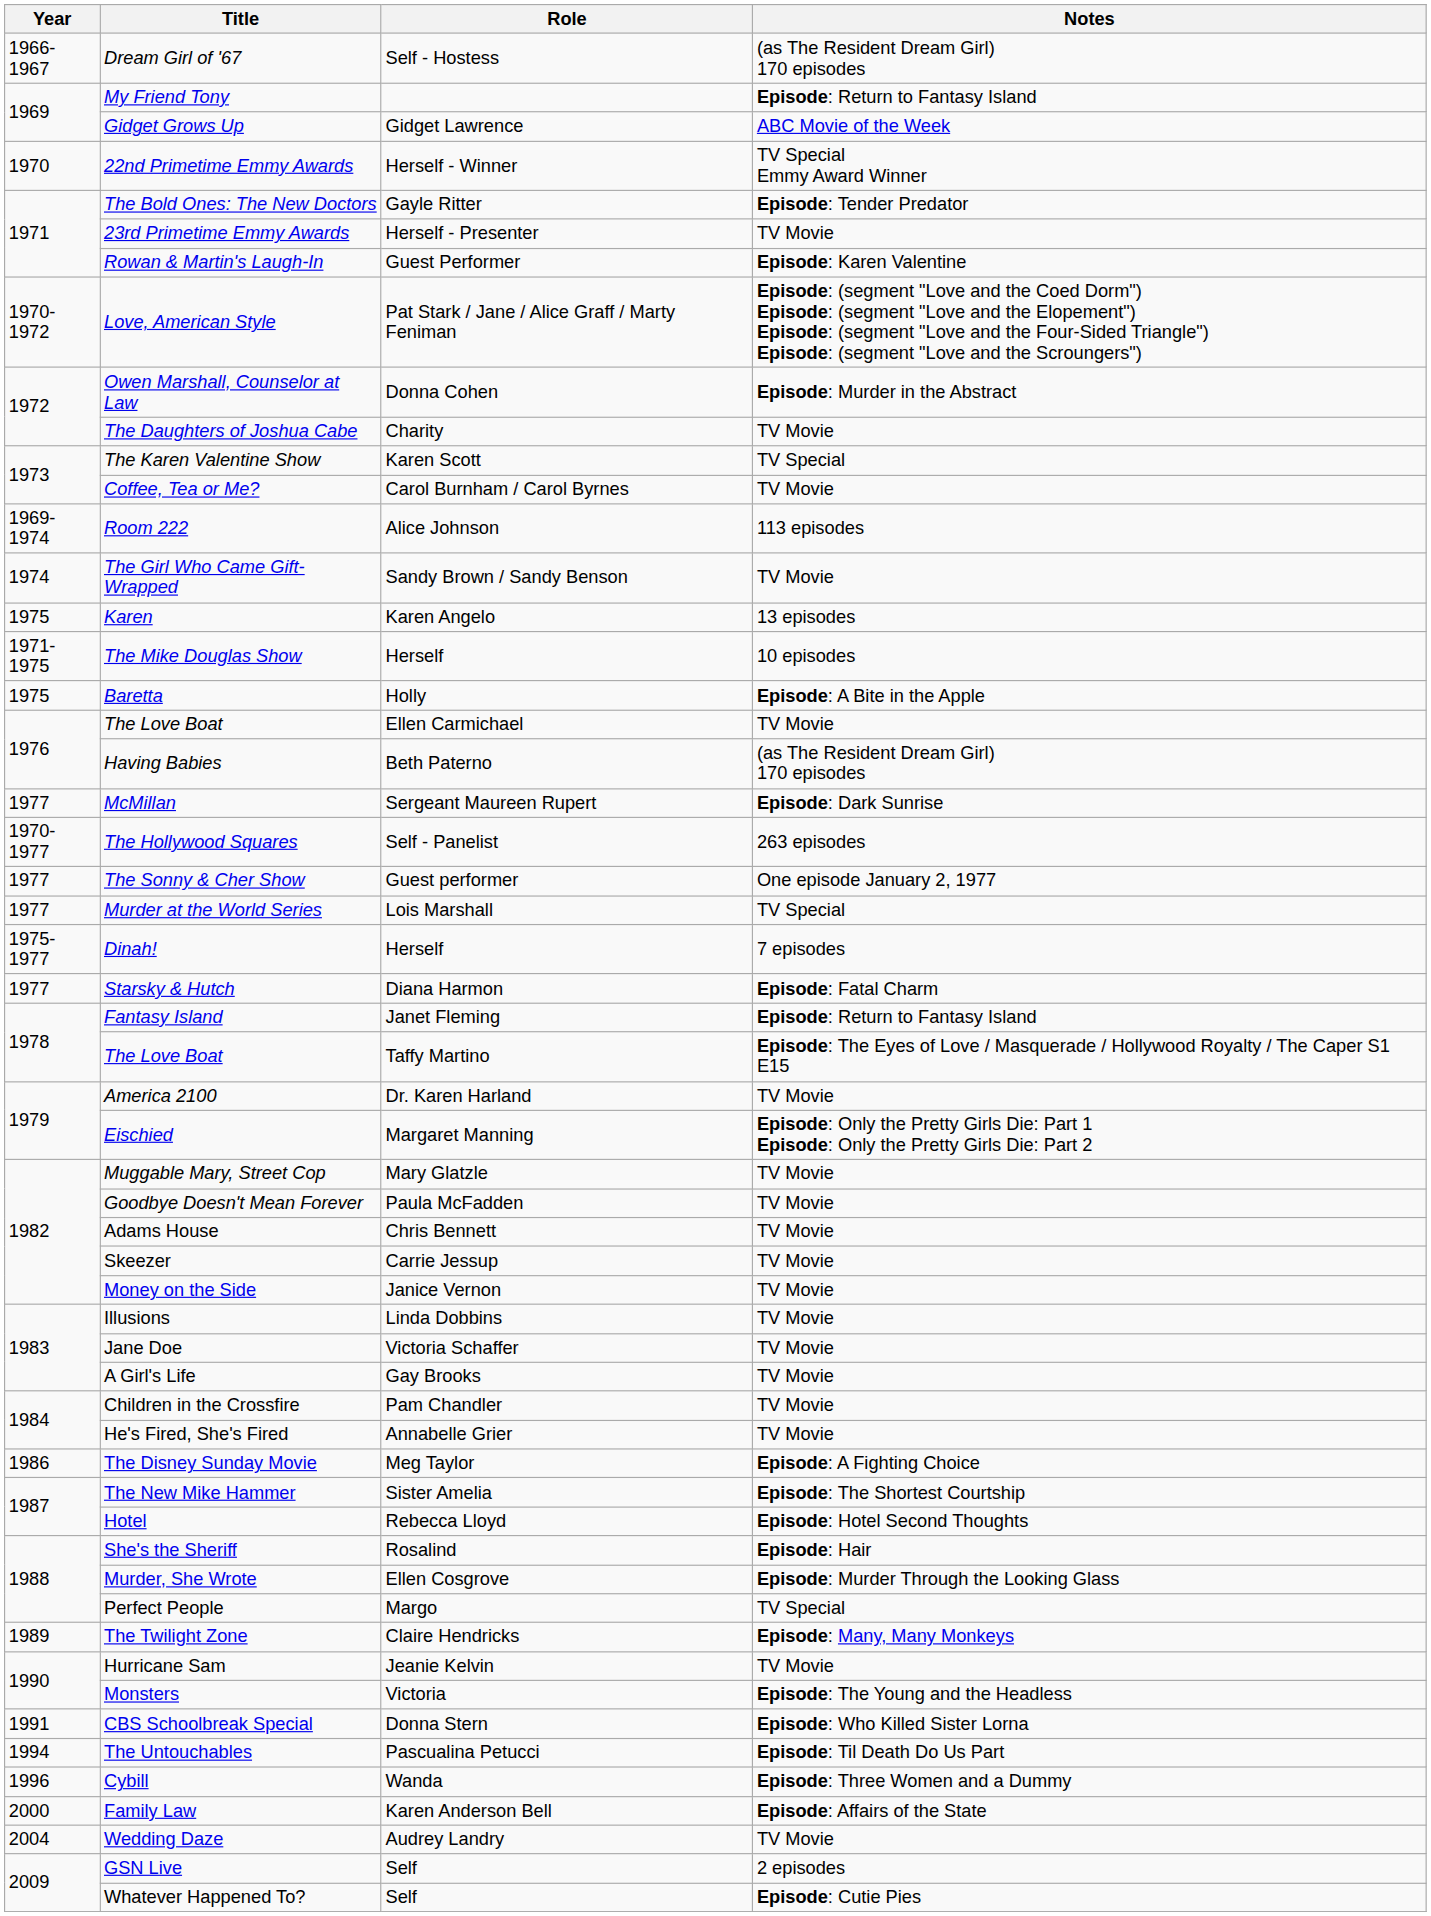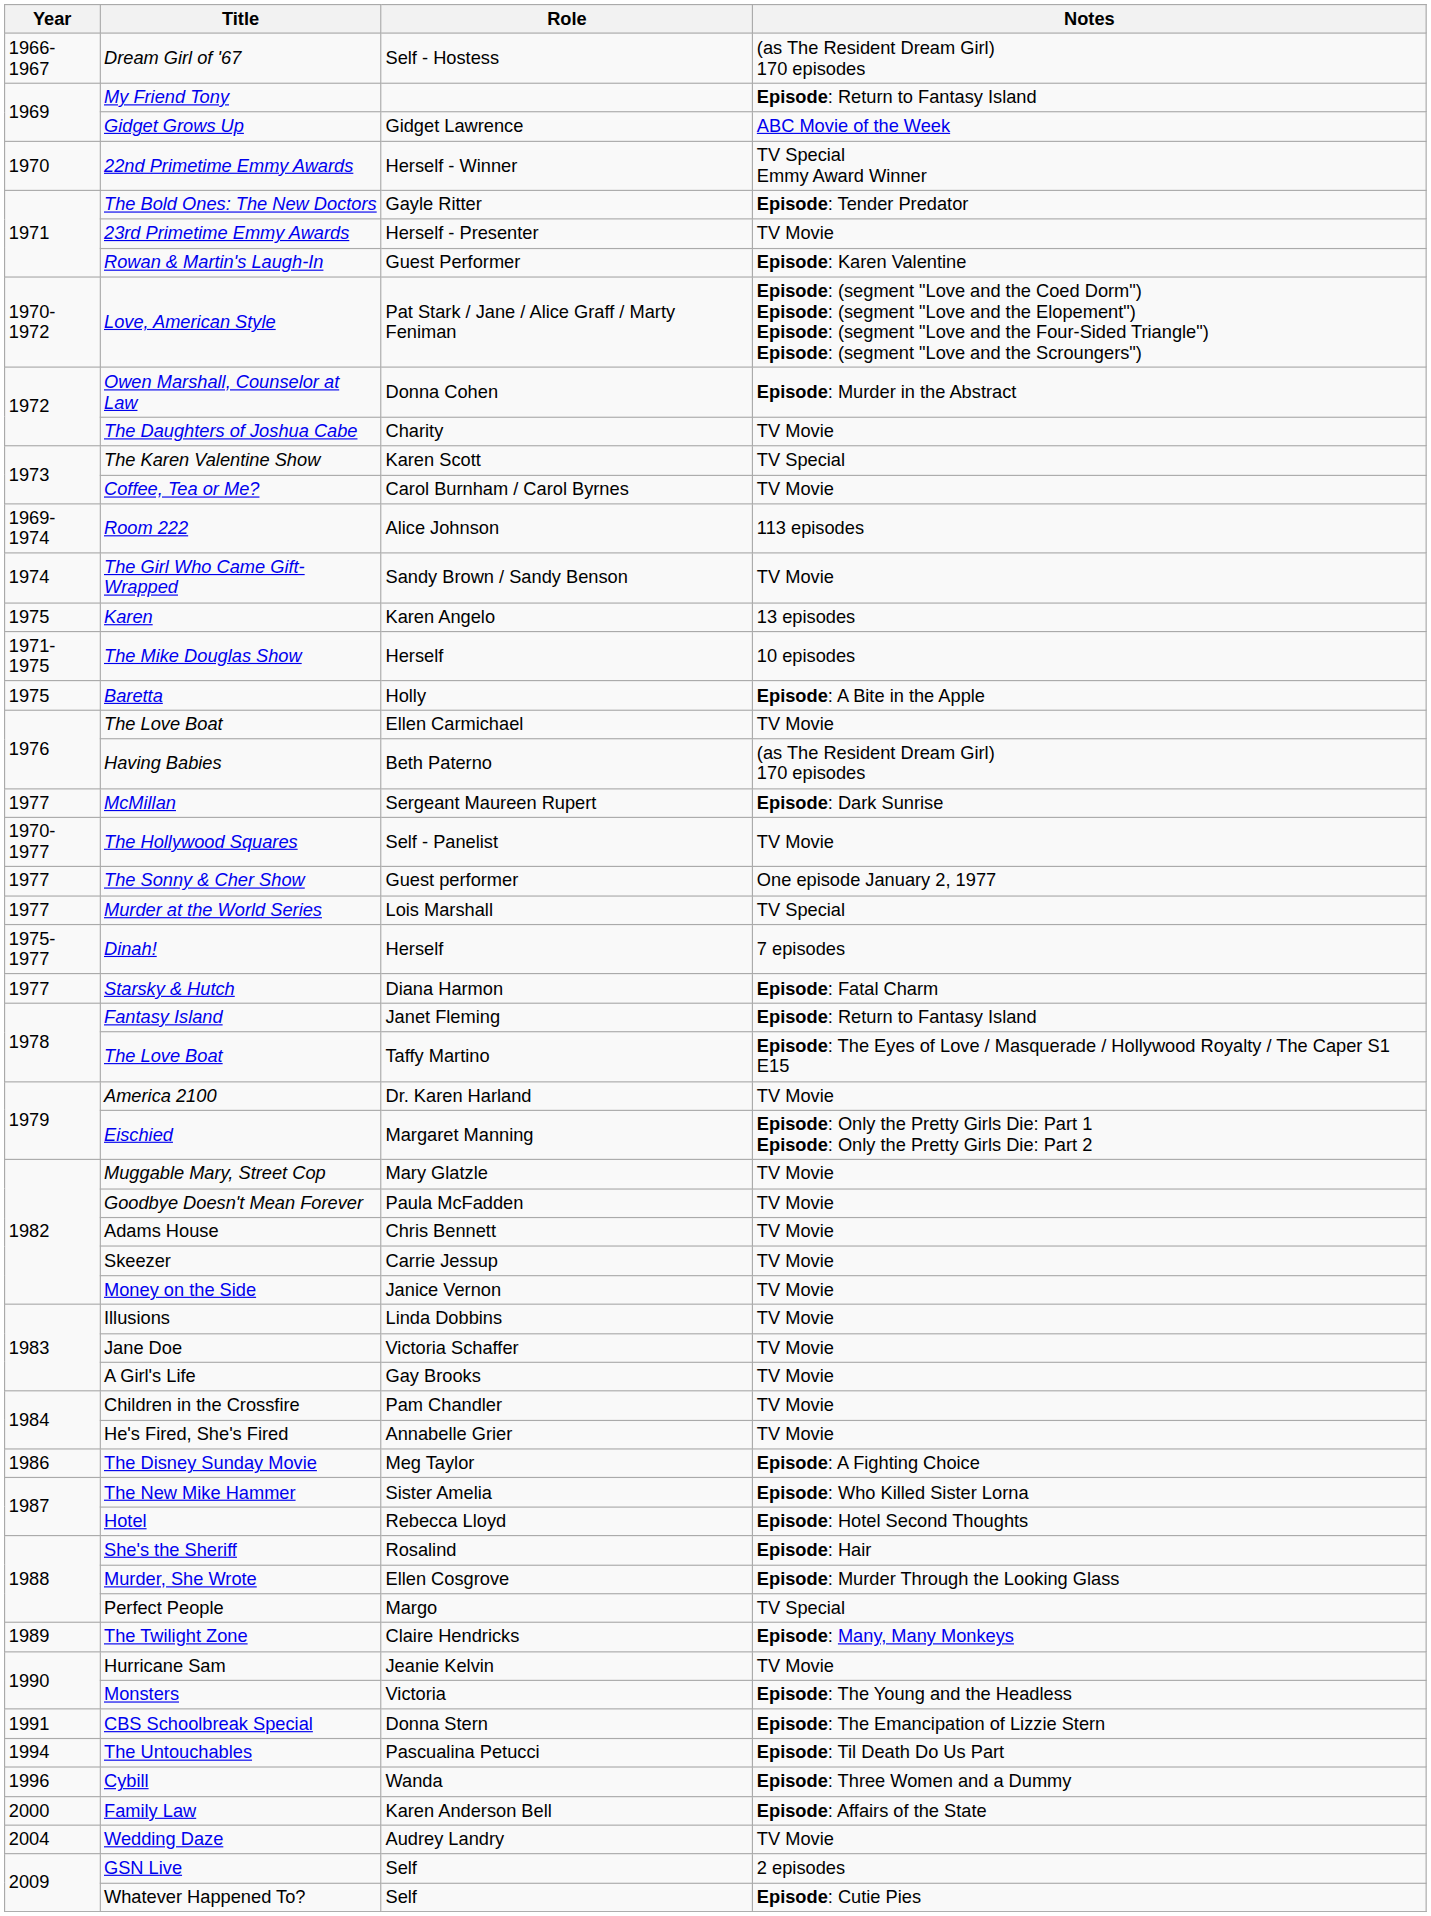(811, 841) 263 episodes -> (795, 841) TV Movie
(891, 1492) Episode: The Shortest Courtship -> (893, 1492) Episode: Who Killed Sister Lorna
(893, 1723) Episode: Who Killed Sister Lorna -> (931, 1723) Episode: The Emancipation of Lizzie Stern
